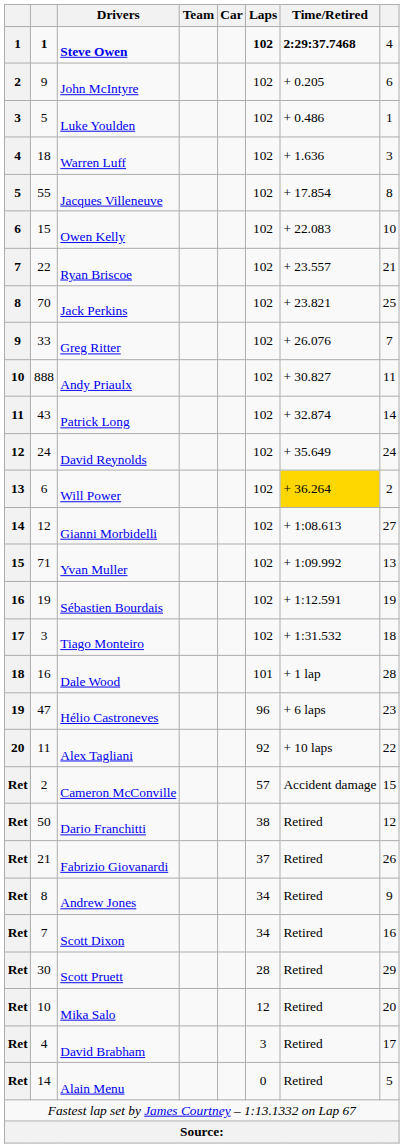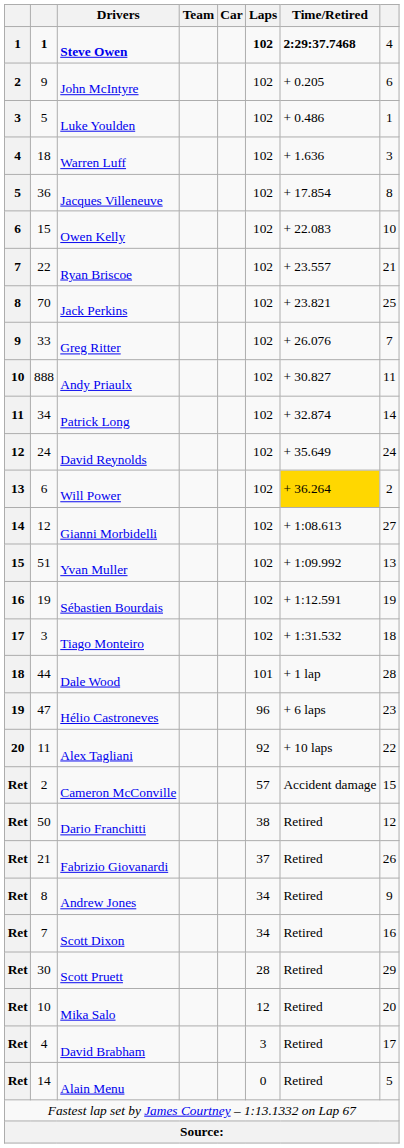(44, 192) 55 -> (44, 192) 36
(44, 414) 43 -> (44, 414) 34
(44, 562) 71 -> (44, 562) 51
(44, 673) 16 -> (44, 673) 44
